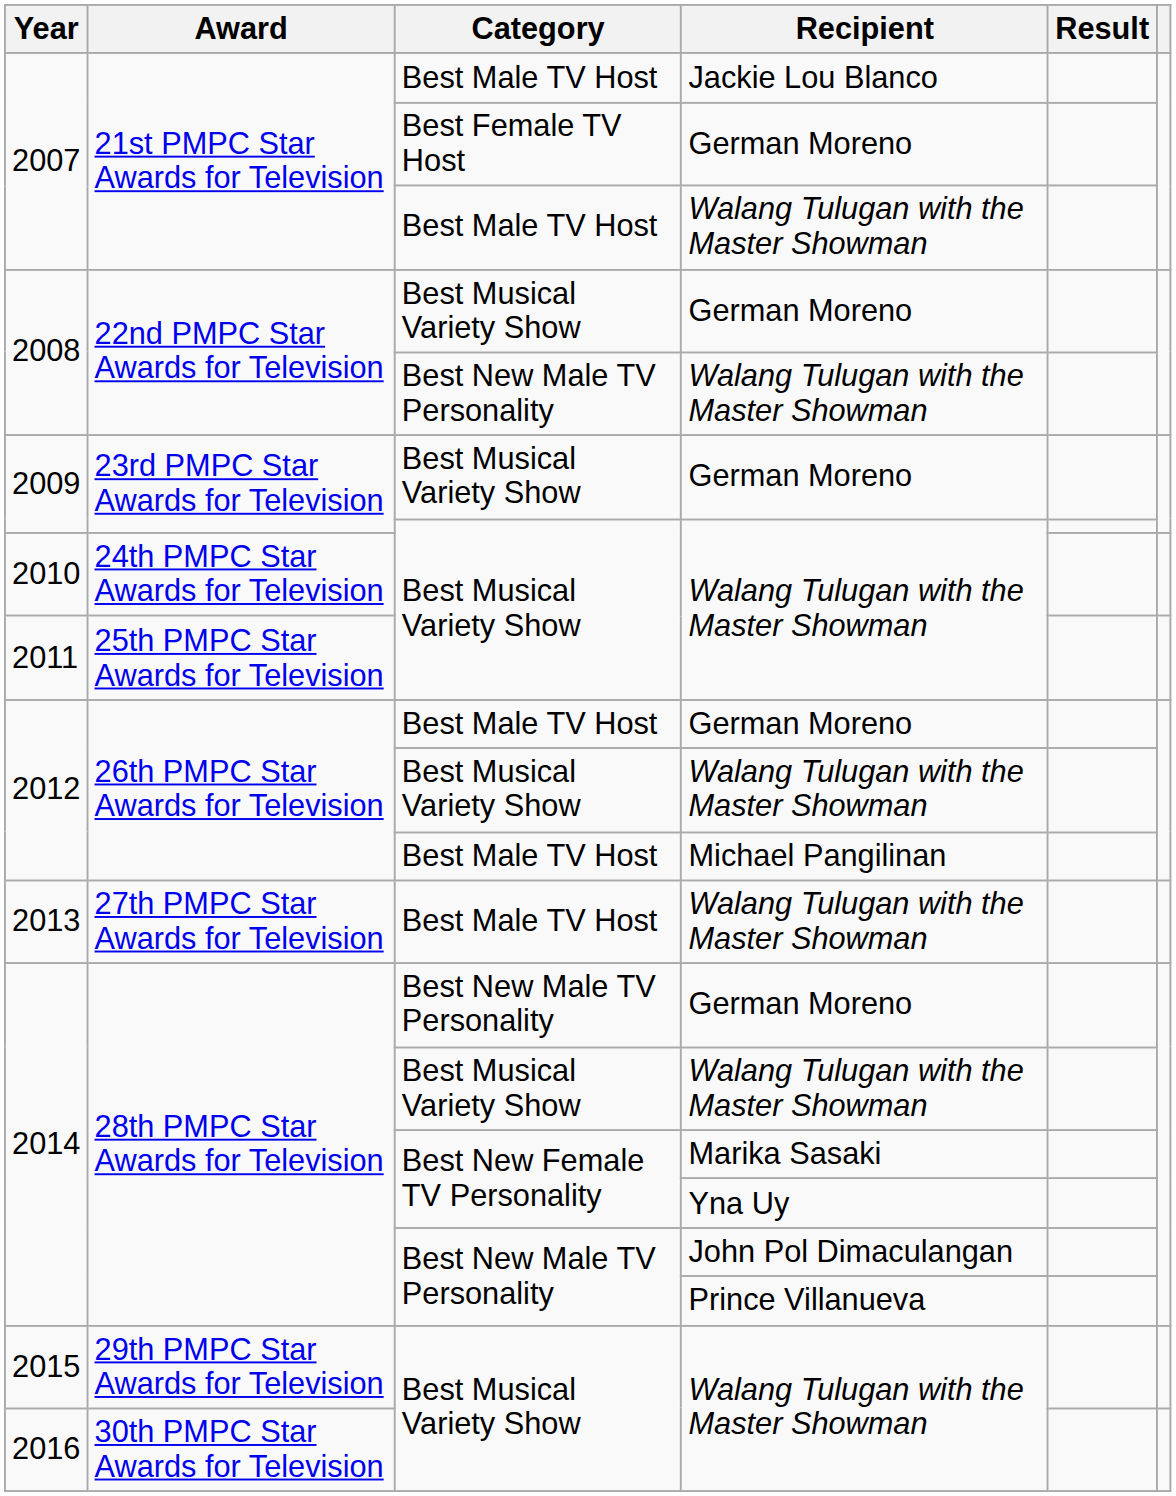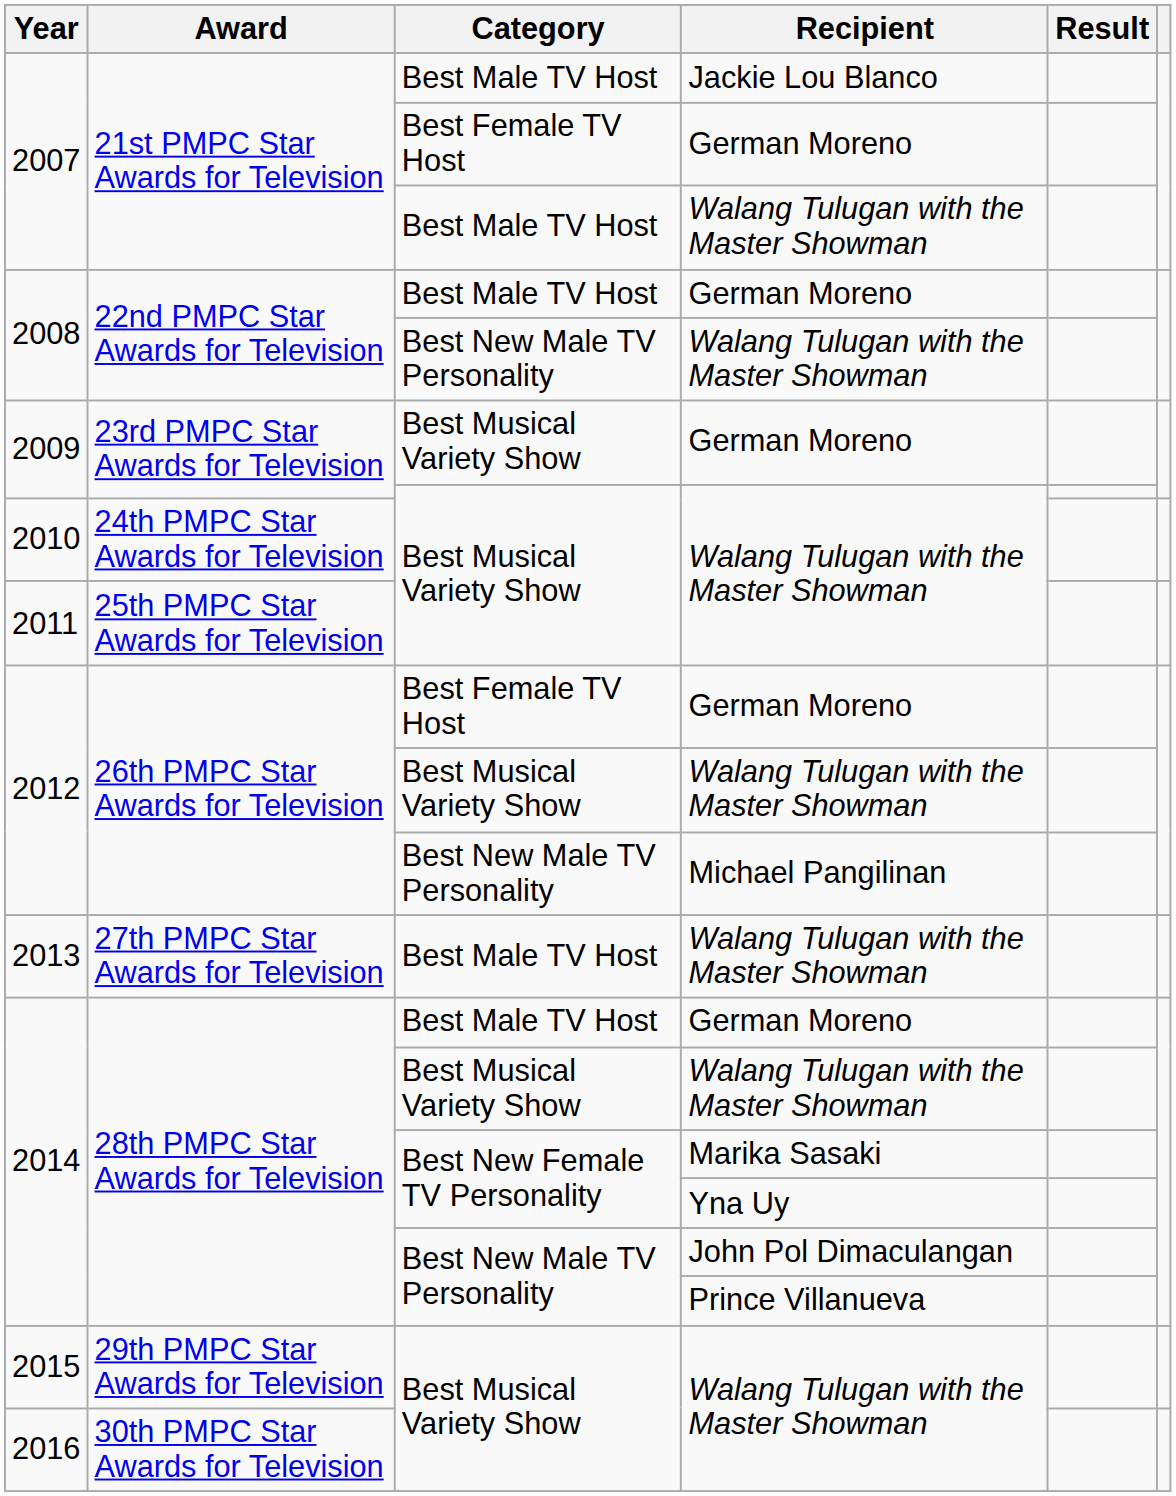(491, 310) Best Musical Variety Show -> (530, 292) Best Male TV Host
(530, 723) Best Male TV Host -> (512, 706) Best Female TV Host
(530, 855) Best Male TV Host -> (529, 872) Best New Male TV Personality
(529, 1004) Best New Male TV Personality -> (530, 1021) Best Male TV Host
